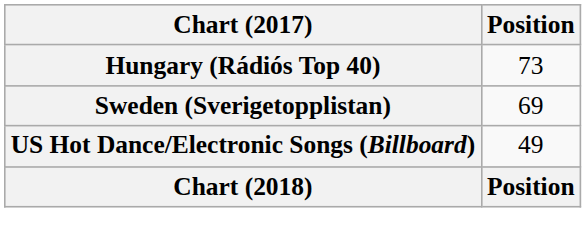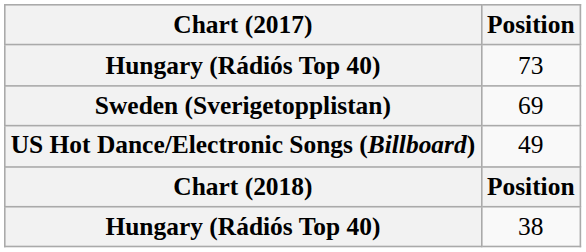+ row: (531, 226)
